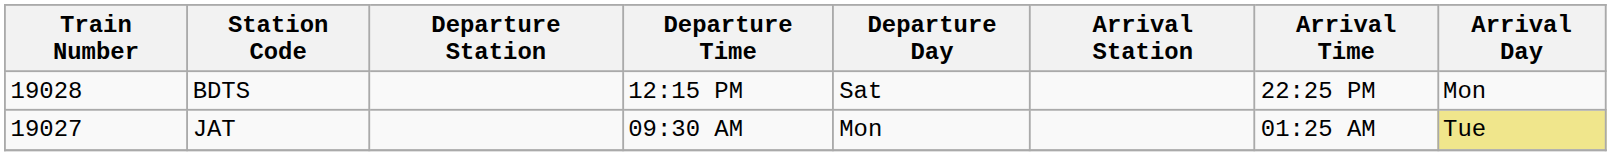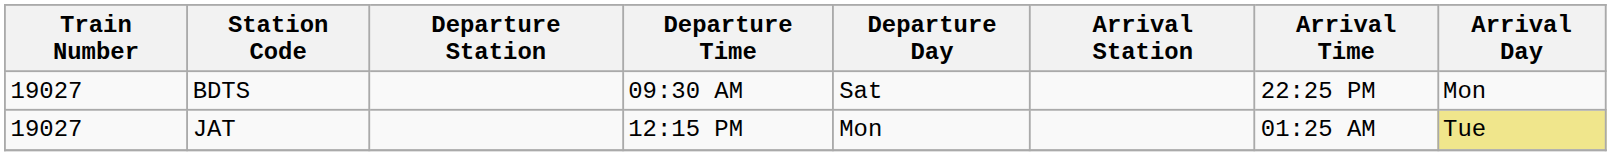(47, 91) 19028 -> (47, 91) 19027
(686, 91) 12:15 PM -> (686, 91) 09:30 AM
(686, 130) 09:30 AM -> (686, 130) 12:15 PM
